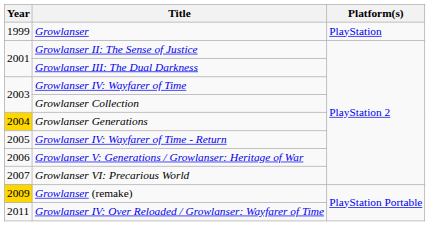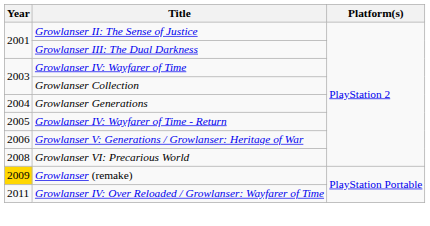- row: (62, 31)
(18, 121) gold background -> (18, 103) no background
(18, 175) 2007 -> (18, 157) 2008
